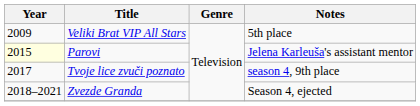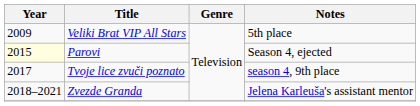(330, 52) Jelena Karleuša's assistant mentor -> (290, 52) Season 4, ejected
(290, 91) Season 4, ejected -> (330, 91) Jelena Karleuša's assistant mentor
